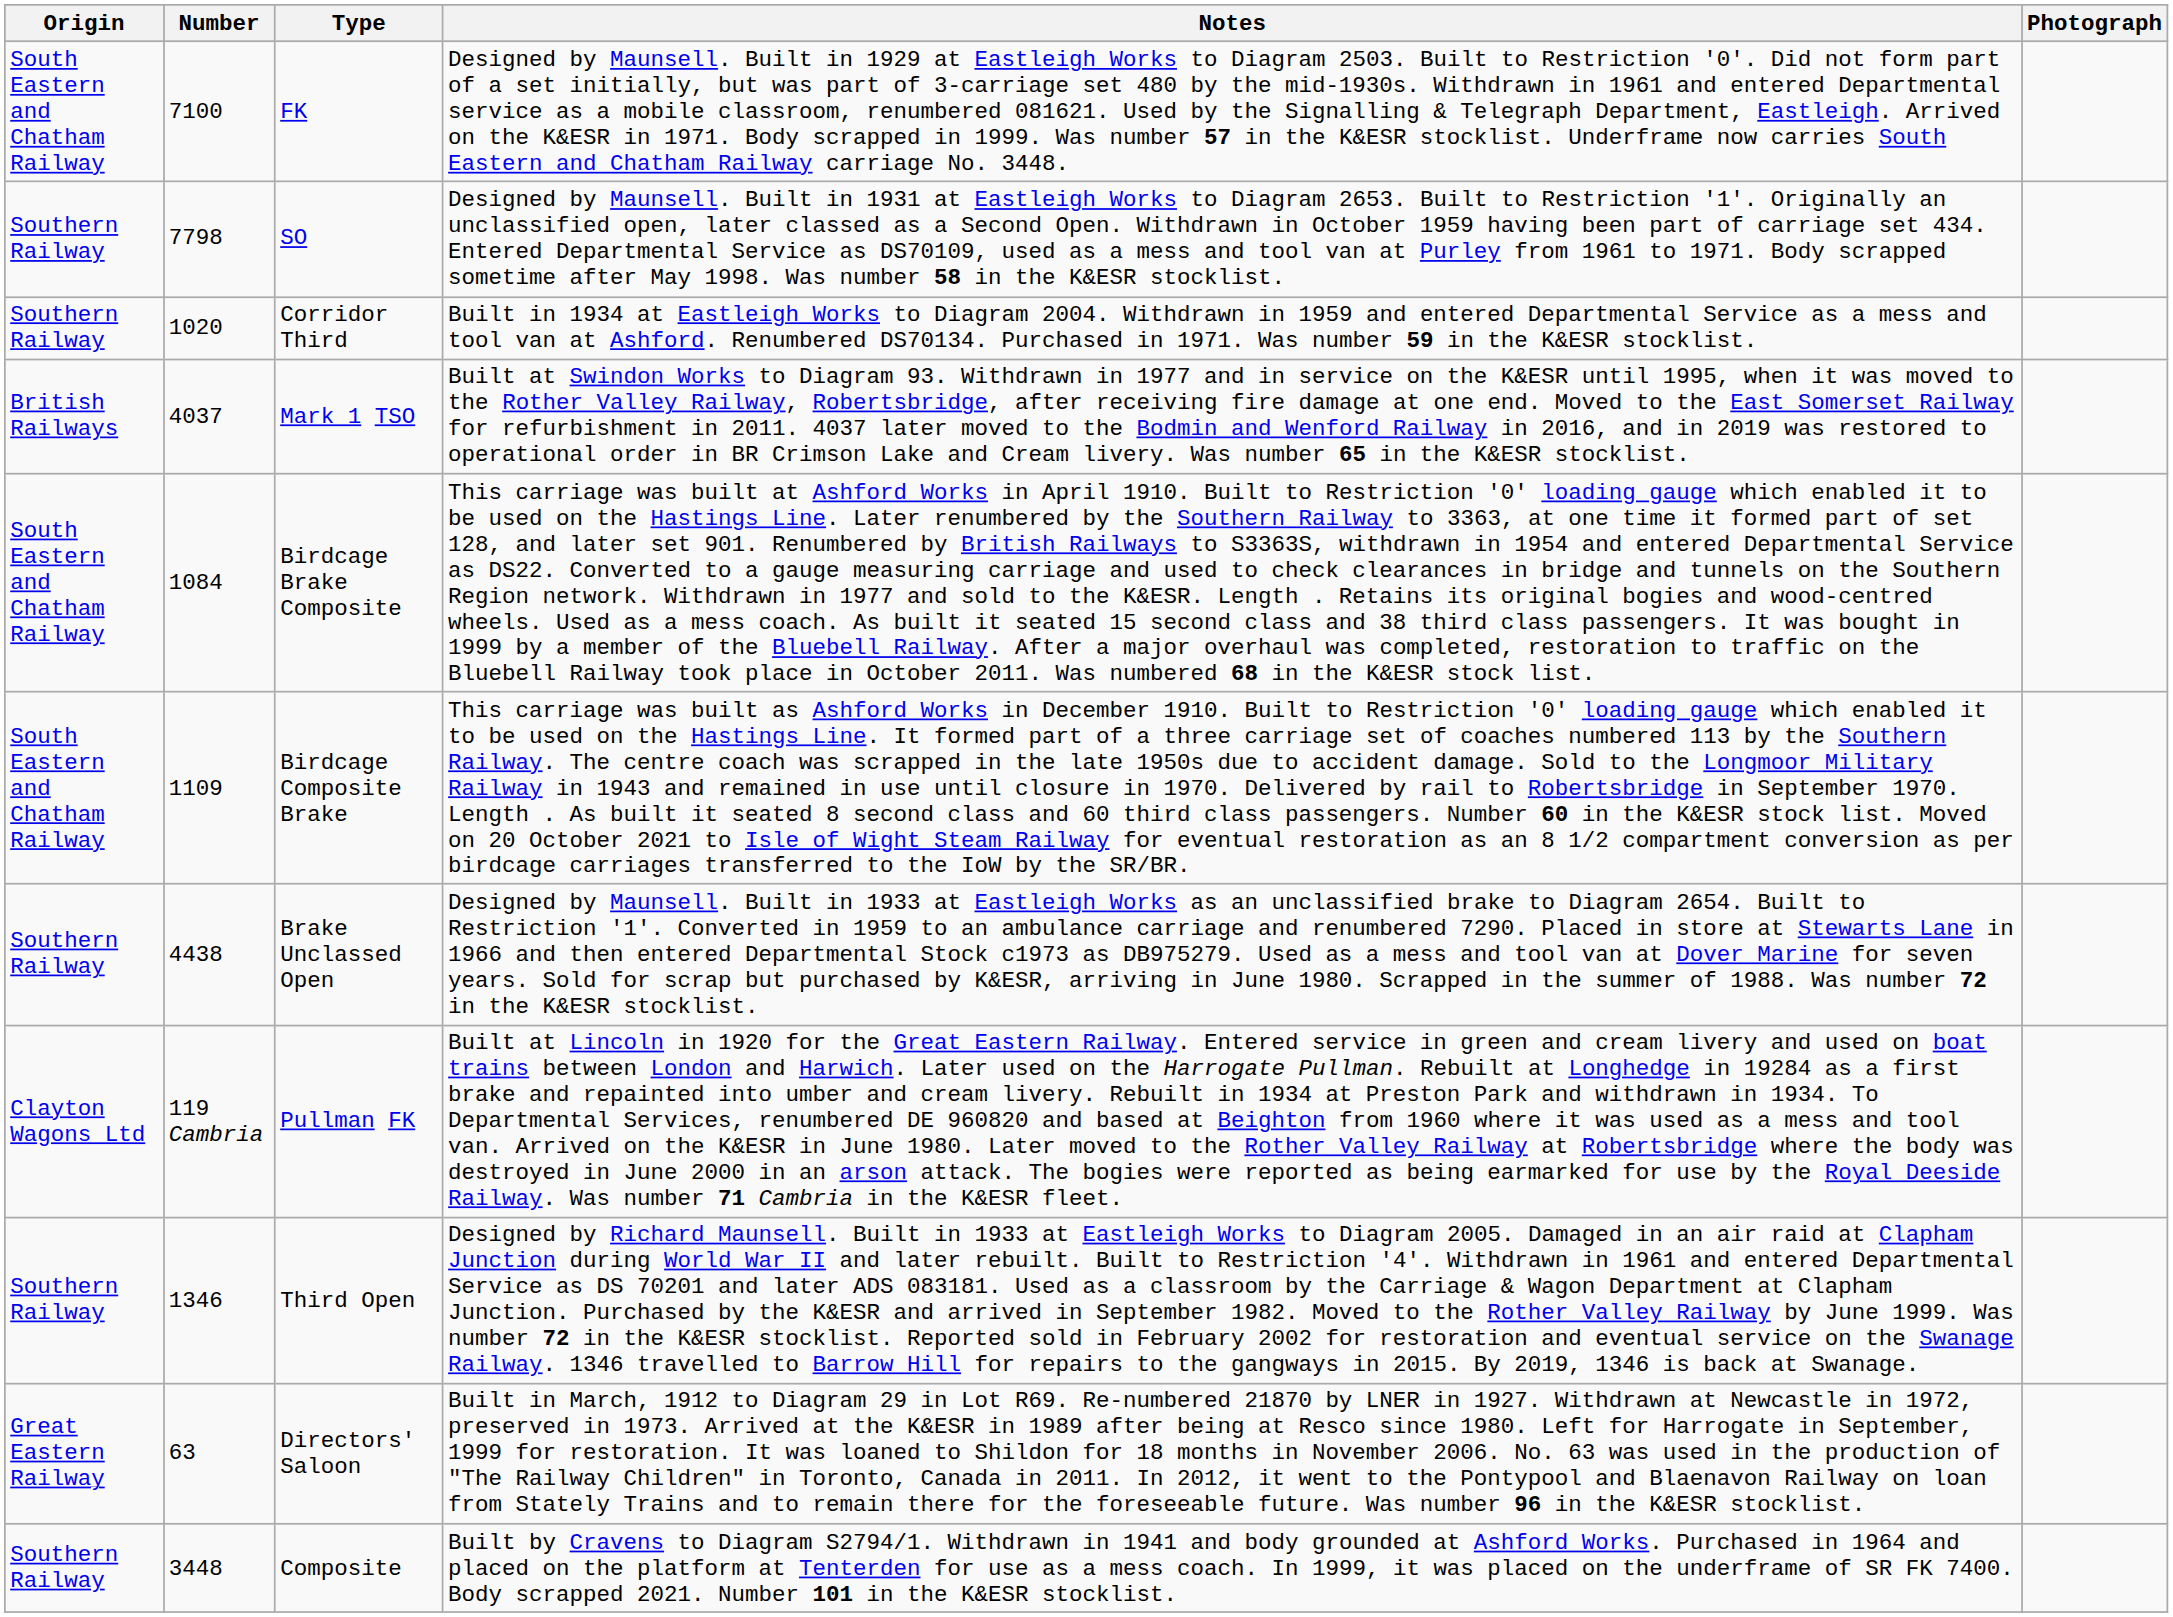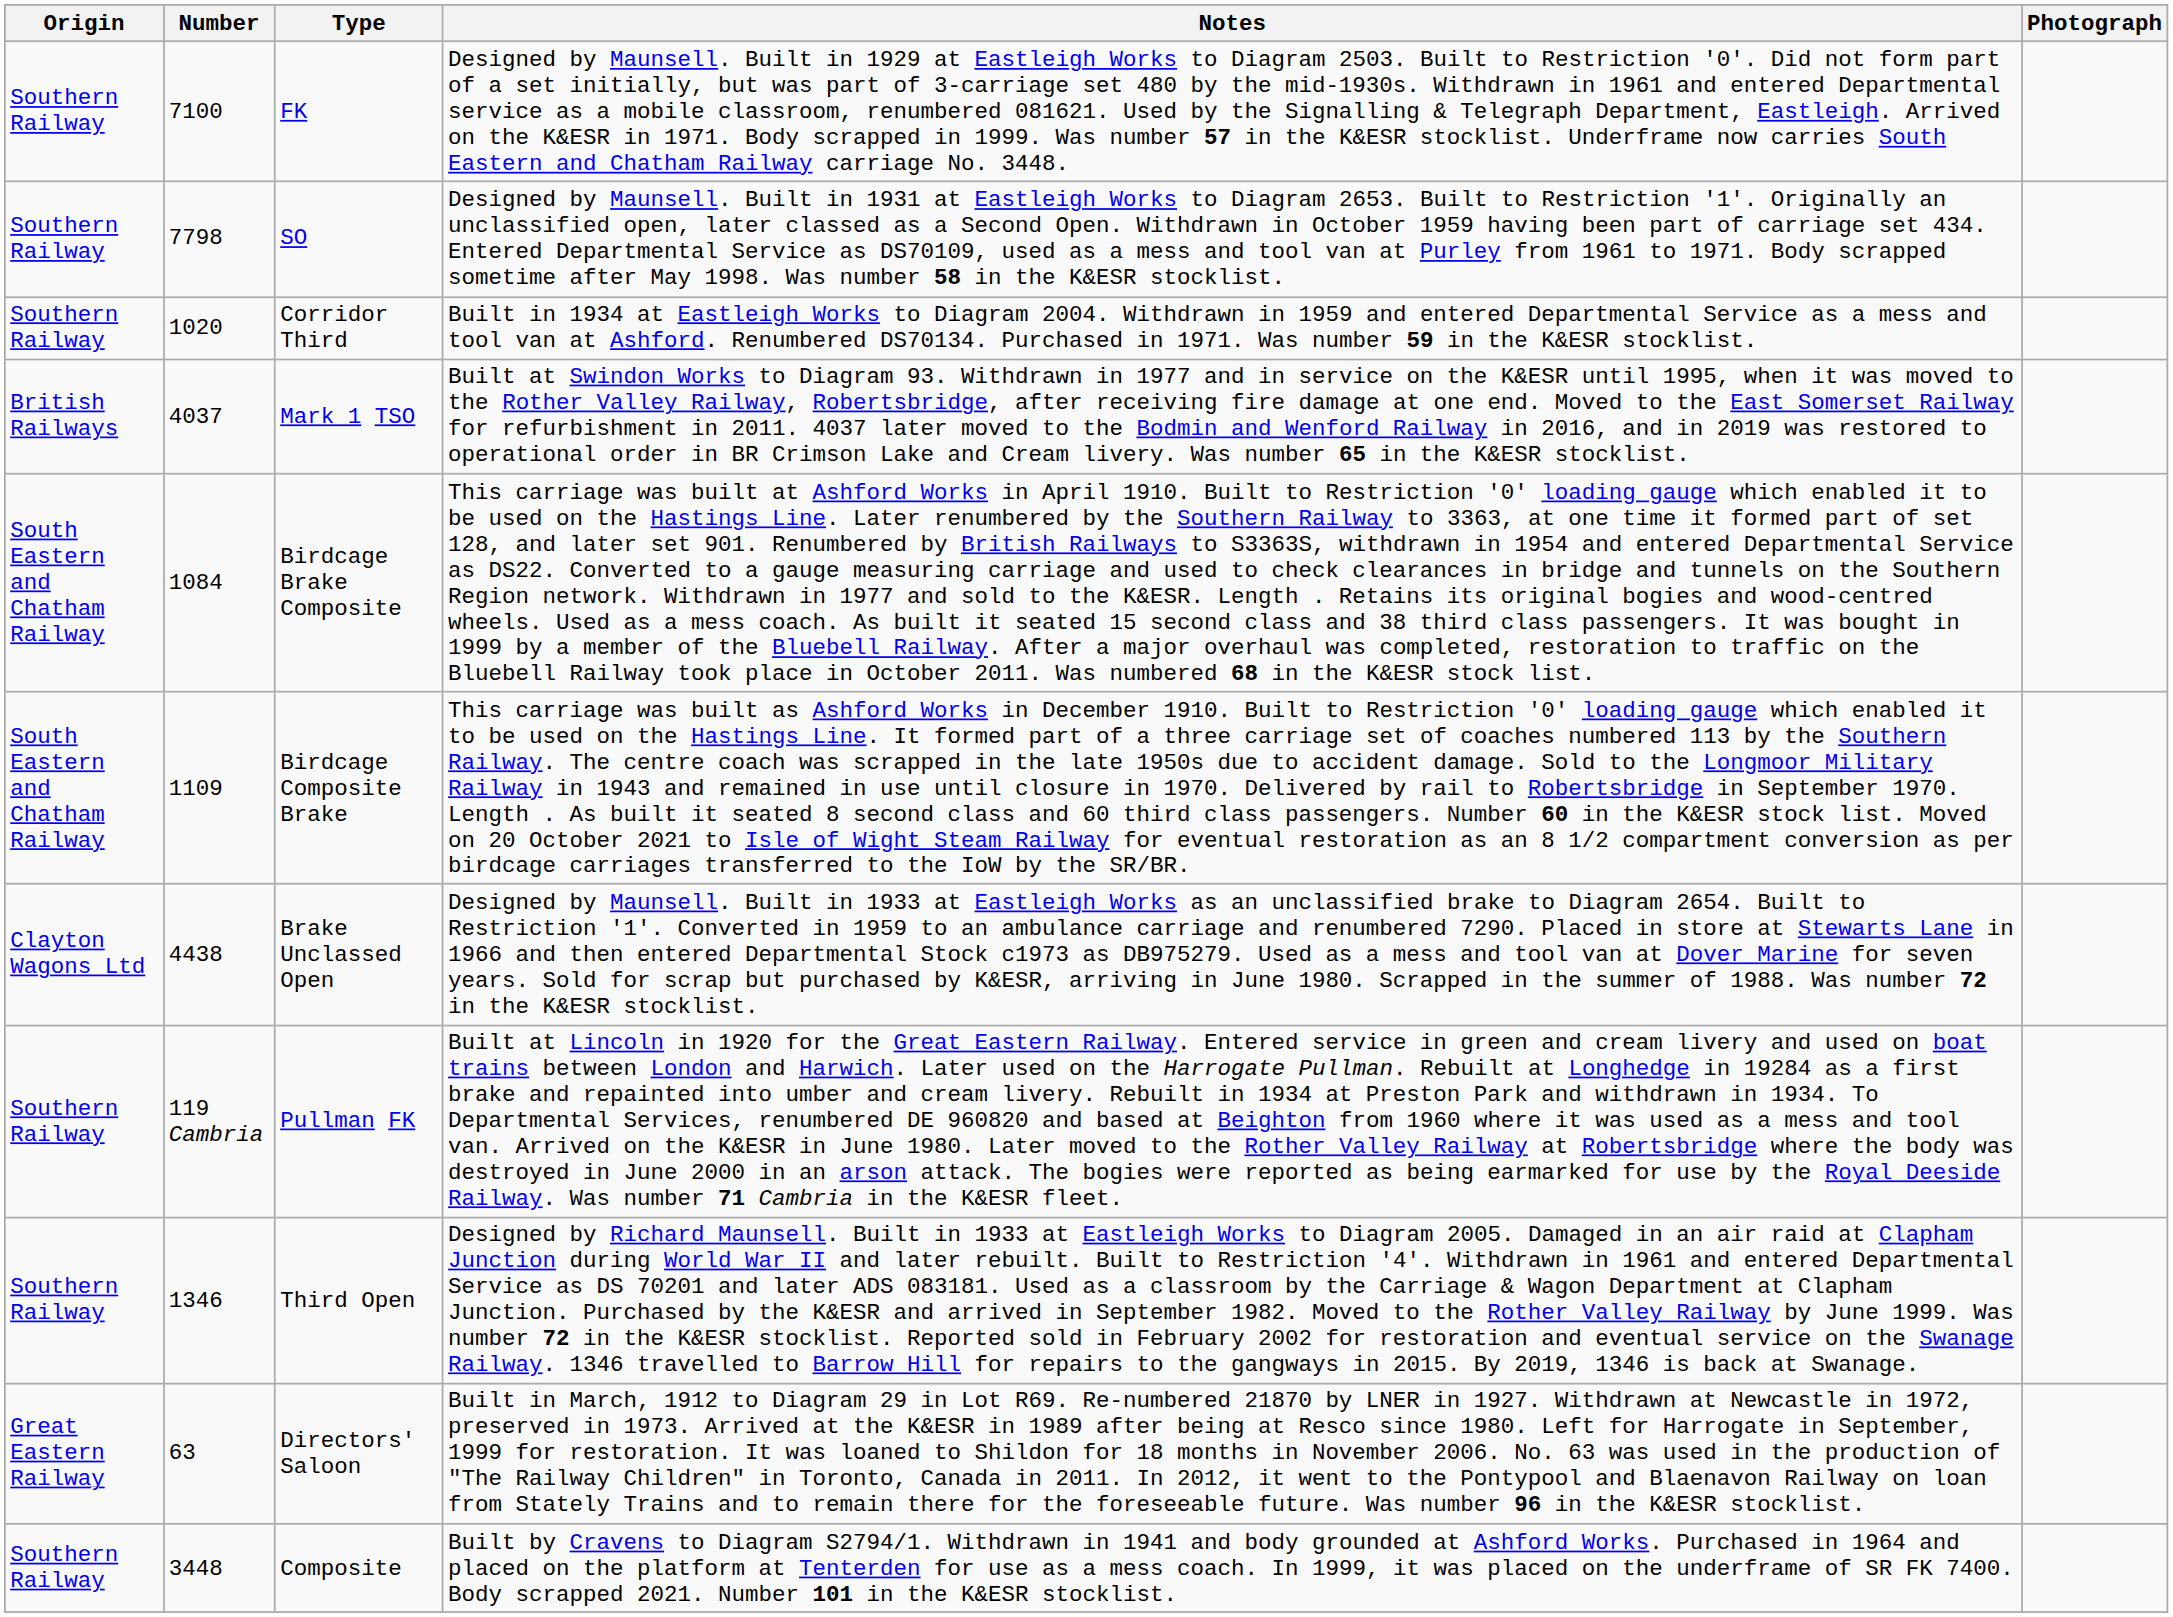(57, 112) South Eastern and Chatham Railway -> (64, 112) Southern Railway
(64, 954) Southern Railway -> (78, 954) Clayton Wagons Ltd
(78, 1121) Clayton Wagons Ltd -> (64, 1121) Southern Railway
